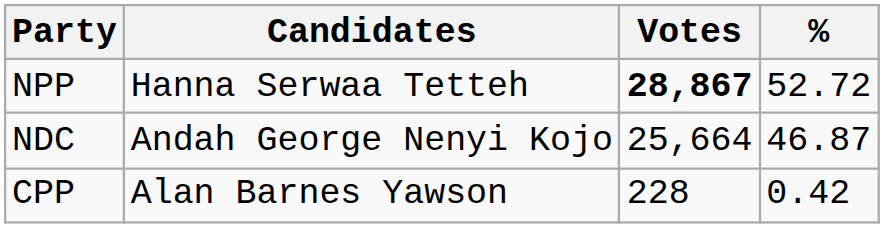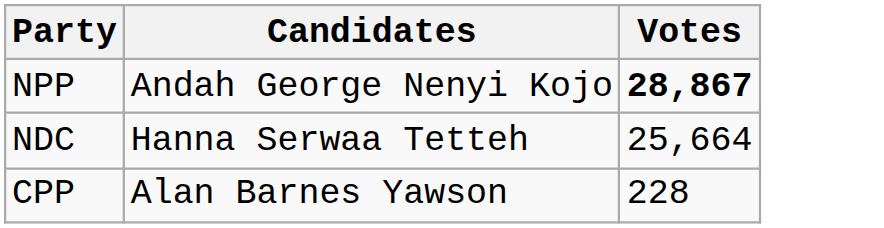- column: (819, 32)
(330, 86) Hanna Serwaa Tetteh -> (372, 86) Andah George Nenyi Kojo
(372, 141) Andah George Nenyi Kojo -> (330, 141) Hanna Serwaa Tetteh
